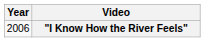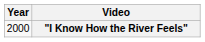(18, 28) 2006 -> (18, 28) 2000
